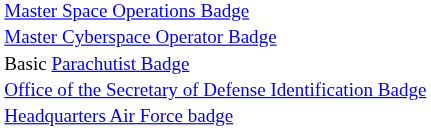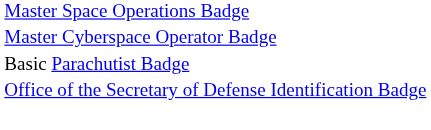- row: (119, 115)
